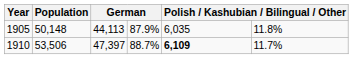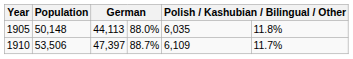(145, 29) 87.9% -> (145, 29) 88.0%
(177, 45) bold -> (177, 45) normal
